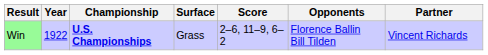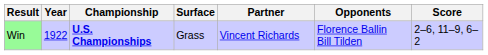columns swapped: (434, 12) <-> (253, 12)
